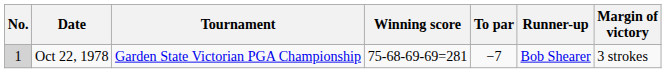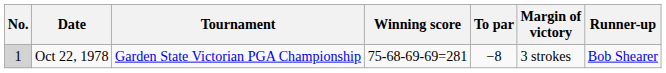columns swapped: (628, 24) <-> (556, 24)
(494, 56) −7 -> (494, 56) −8
